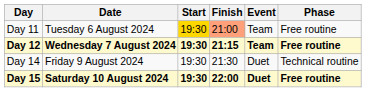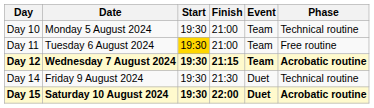+ row: (23, 29)
(225, 29) lightsalmon background -> (225, 45) no background
(310, 45) Free routine -> (323, 62) Acrobatic routine
(310, 78) Free routine -> (323, 95) Acrobatic routine
